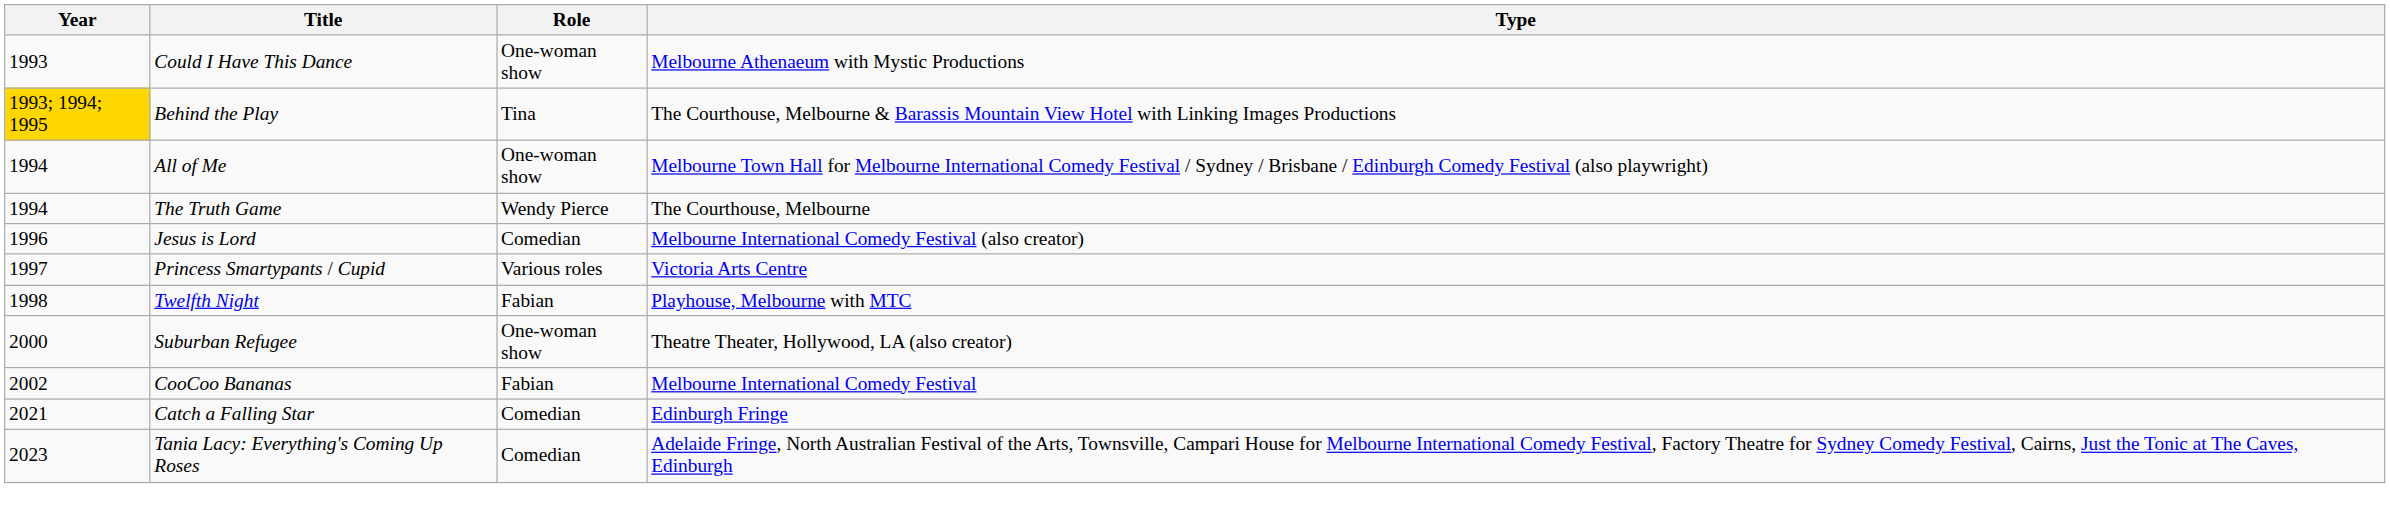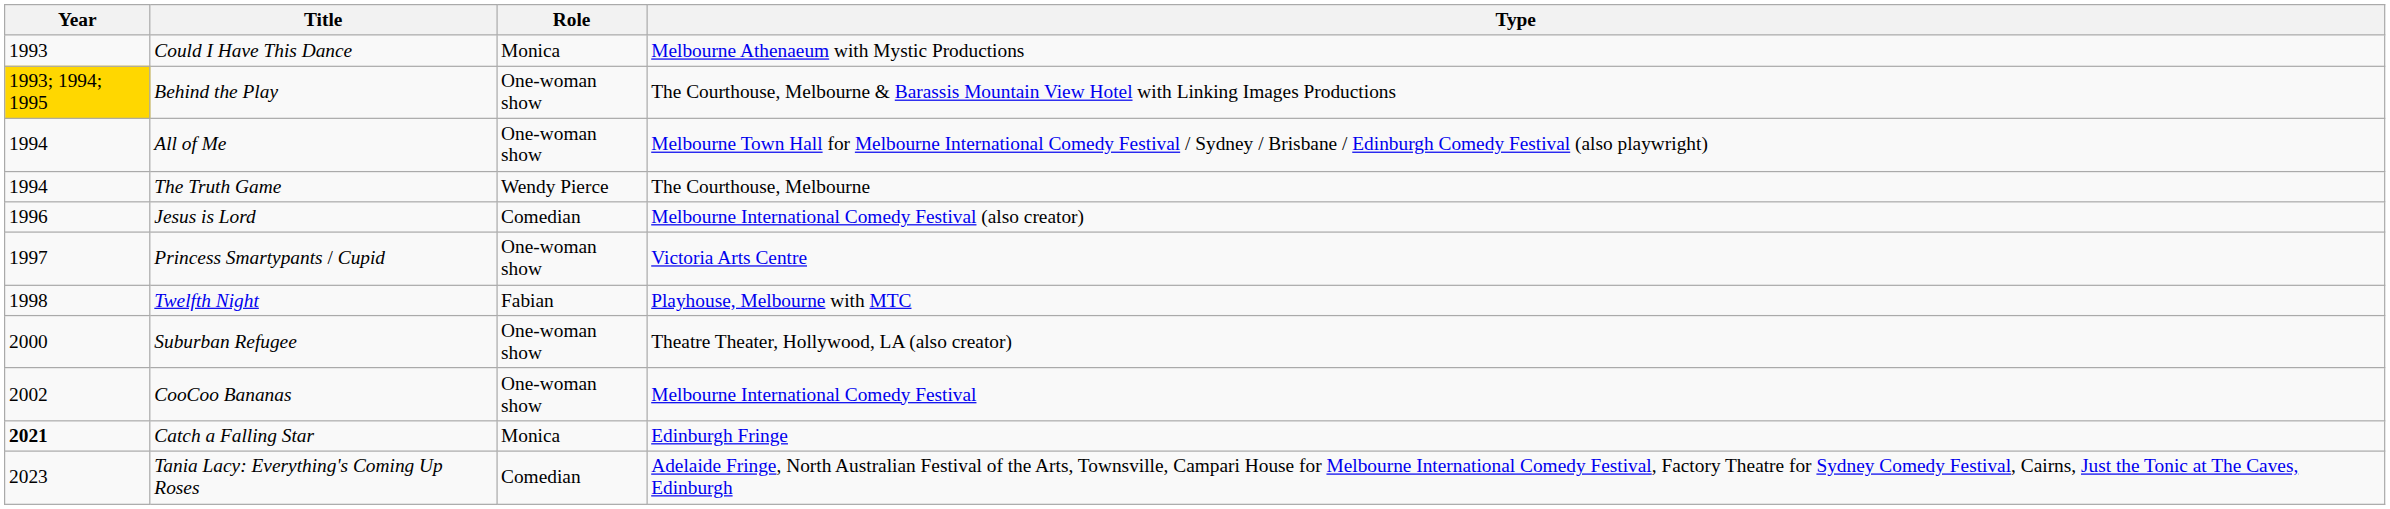(549, 61) One-woman show -> (531, 50) Monica
(518, 113) Tina -> (549, 92) One-woman show
(552, 269) Various roles -> (549, 258) One-woman show
(527, 383) Fabian -> (549, 394) One-woman show
(28, 414) normal -> (28, 435) bold
(541, 414) Comedian -> (531, 435) Monica
